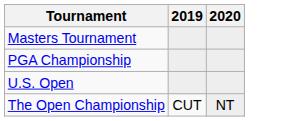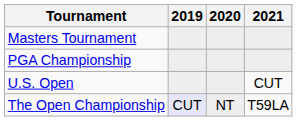+ column: (268, 16)
(187, 105) no background -> (187, 105) lavender background
